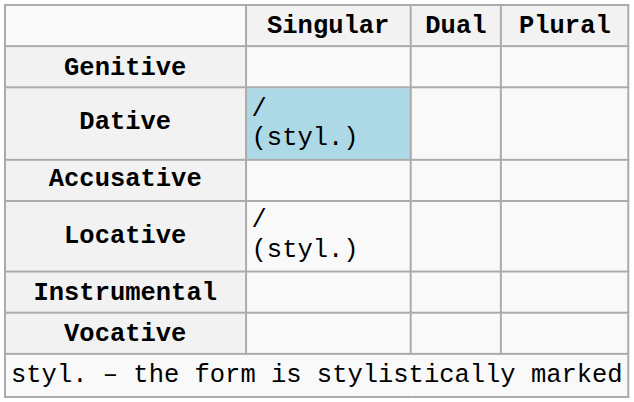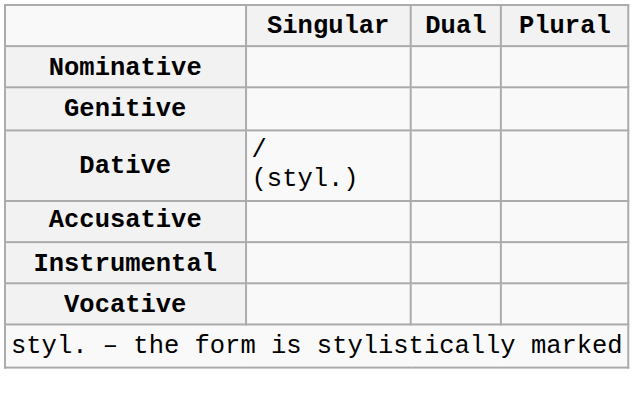+ row: (125, 67)
(305, 123) lightblue background -> (305, 165) no background
- row: (125, 236)
